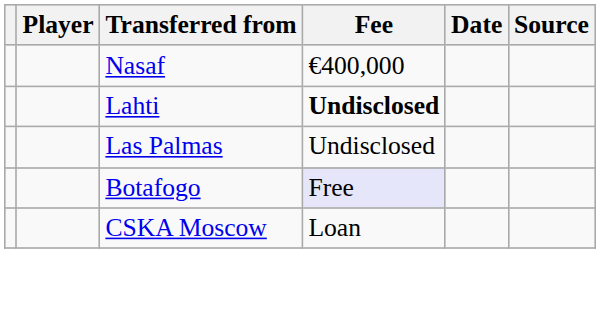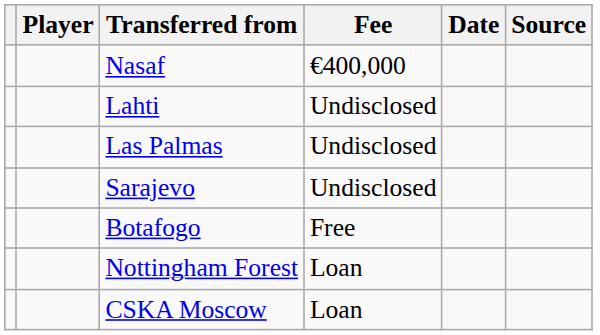(374, 106) bold -> (373, 106) normal
+ row: (150, 187)
(331, 187) lavender background -> (333, 227) no background
+ row: (202, 268)
